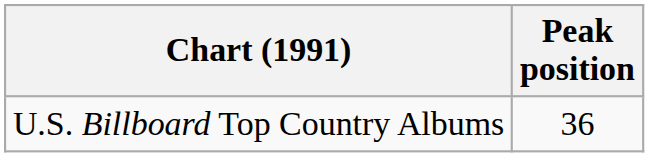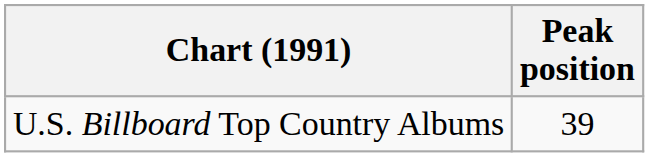(577, 123) 36 -> (577, 123) 39
